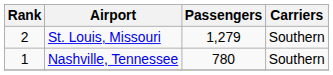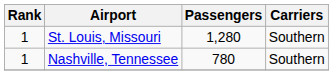(25, 37) 2 -> (25, 37) 1
(223, 37) 1,279 -> (223, 37) 1,280
